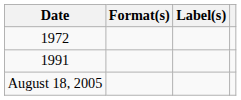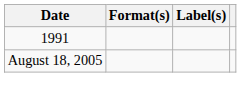- row: (55, 38)
